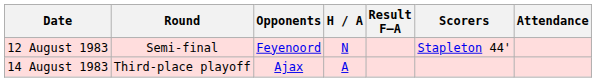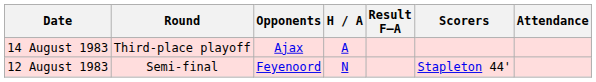rows swapped: (58, 47) <-> (58, 67)
